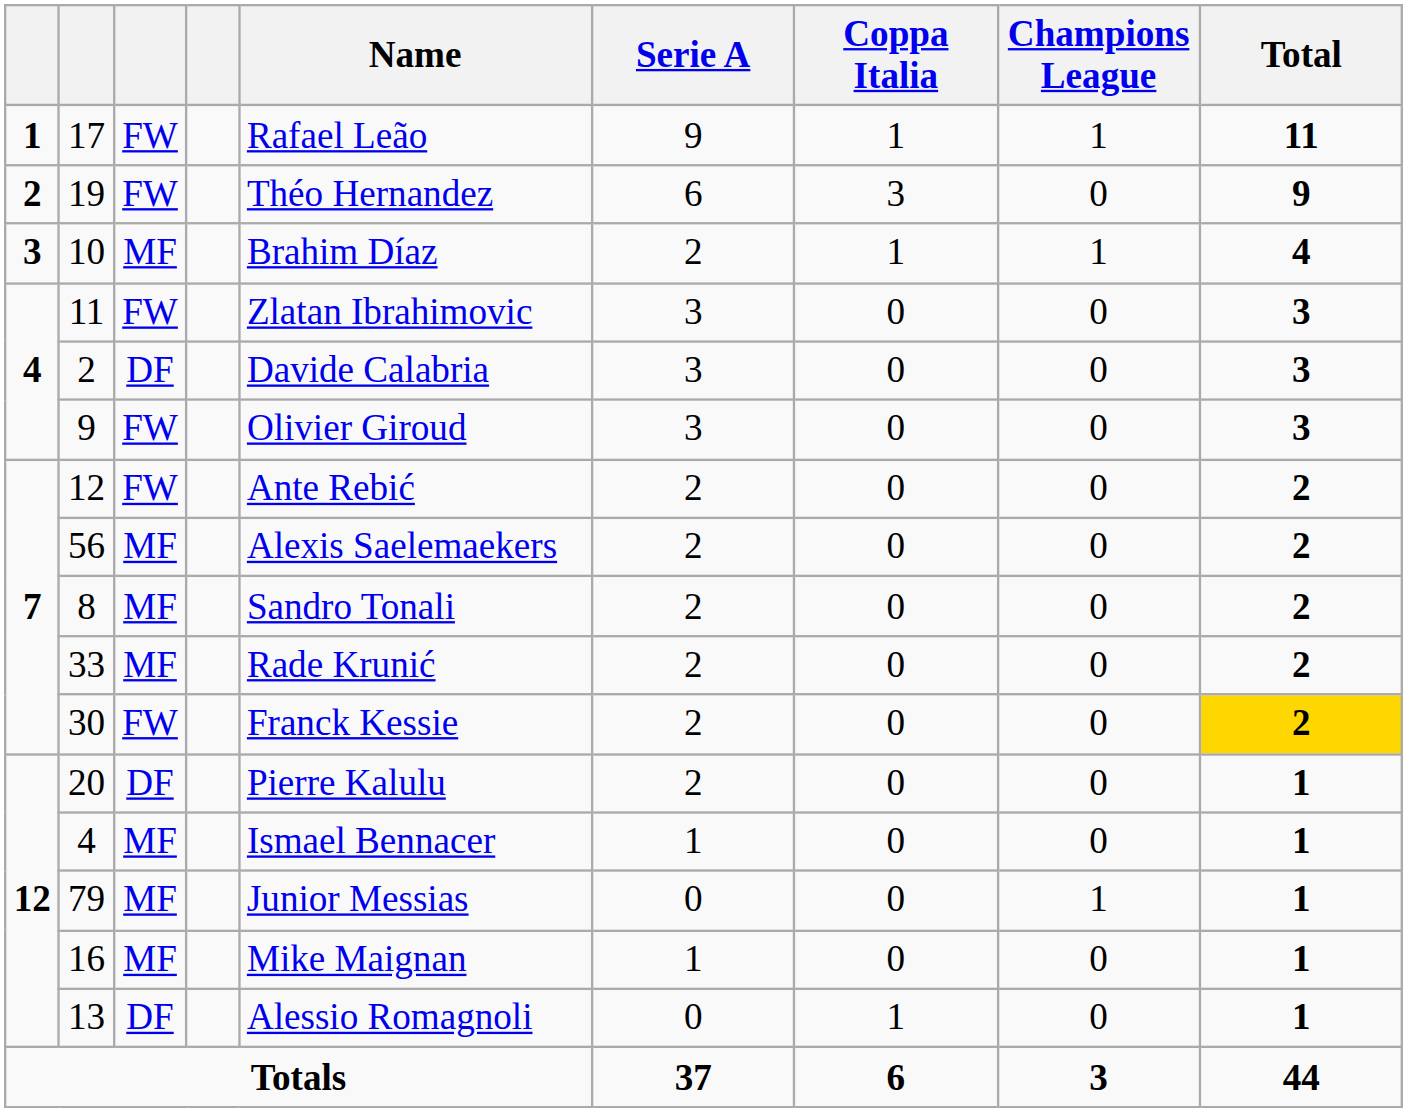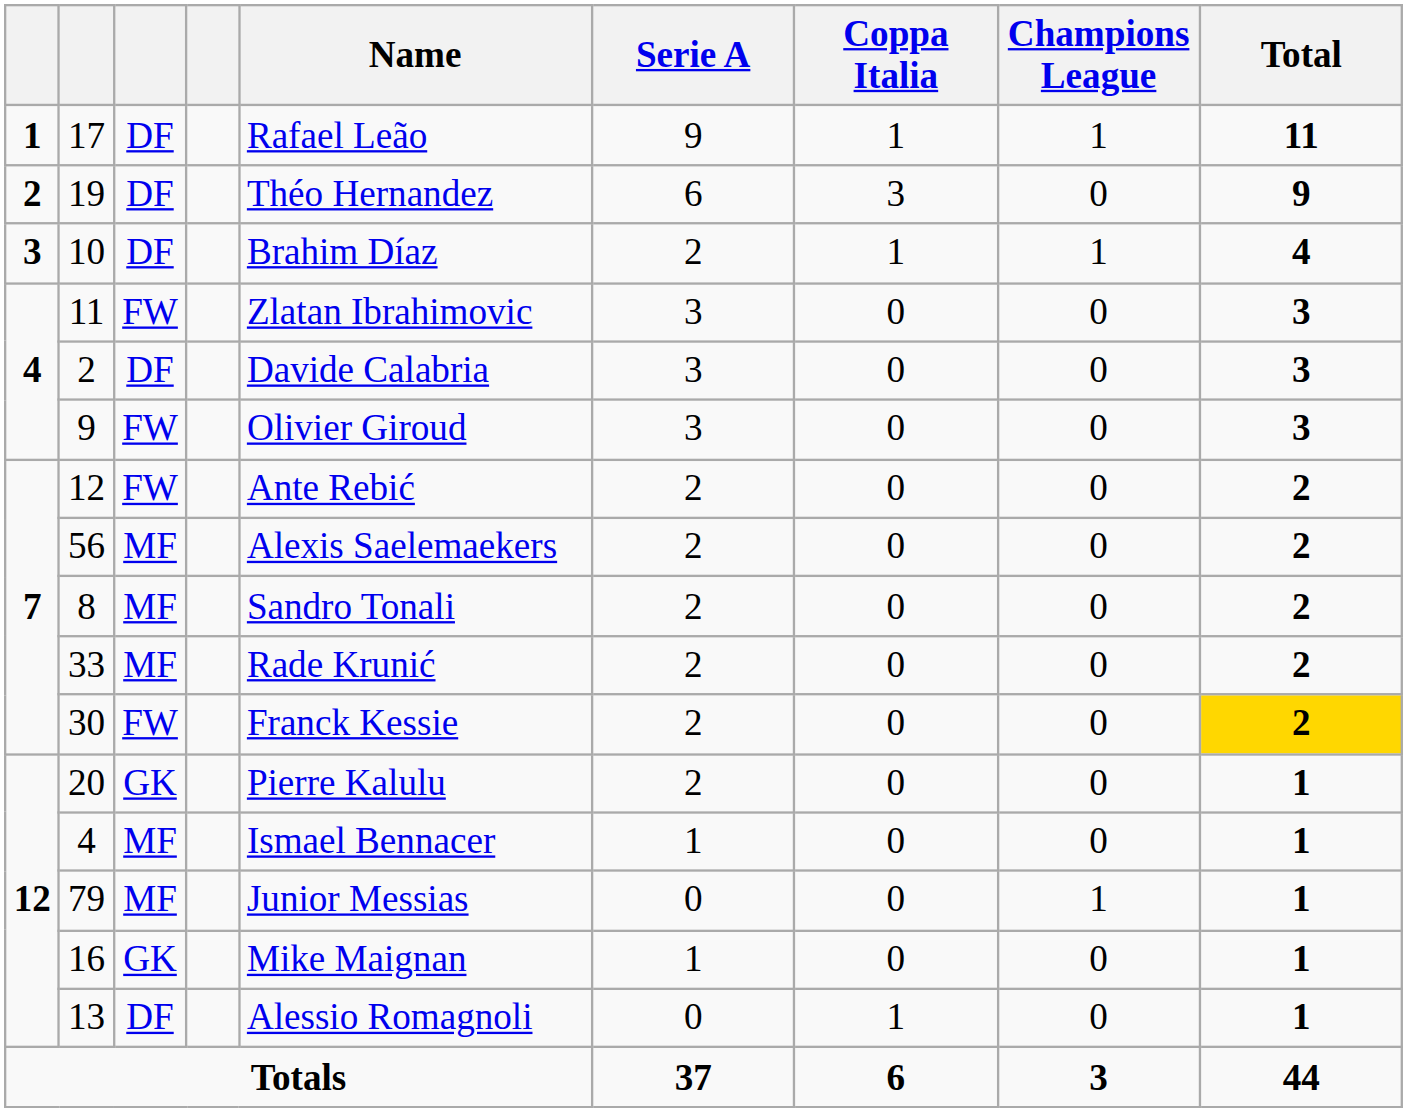(150, 134) FW -> (150, 134) DF
(150, 193) FW -> (150, 193) DF
(150, 252) MF -> (150, 252) DF
(150, 782) DF -> (150, 782) GK
(150, 958) MF -> (150, 958) GK
